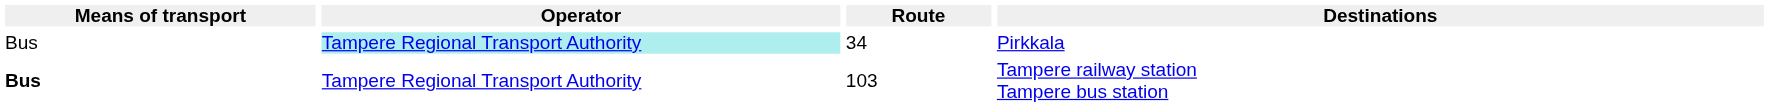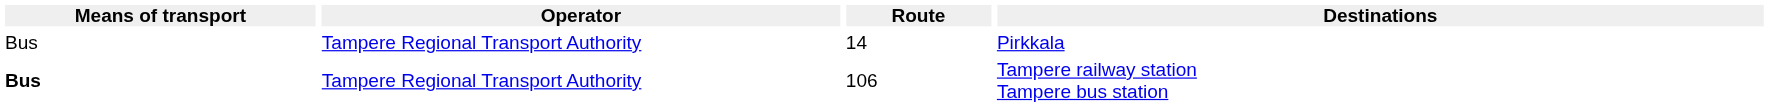(482, 42) paleturquoise background -> (482, 42) no background
(856, 42) 34 -> (856, 42) 14
(862, 80) 103 -> (862, 80) 106
